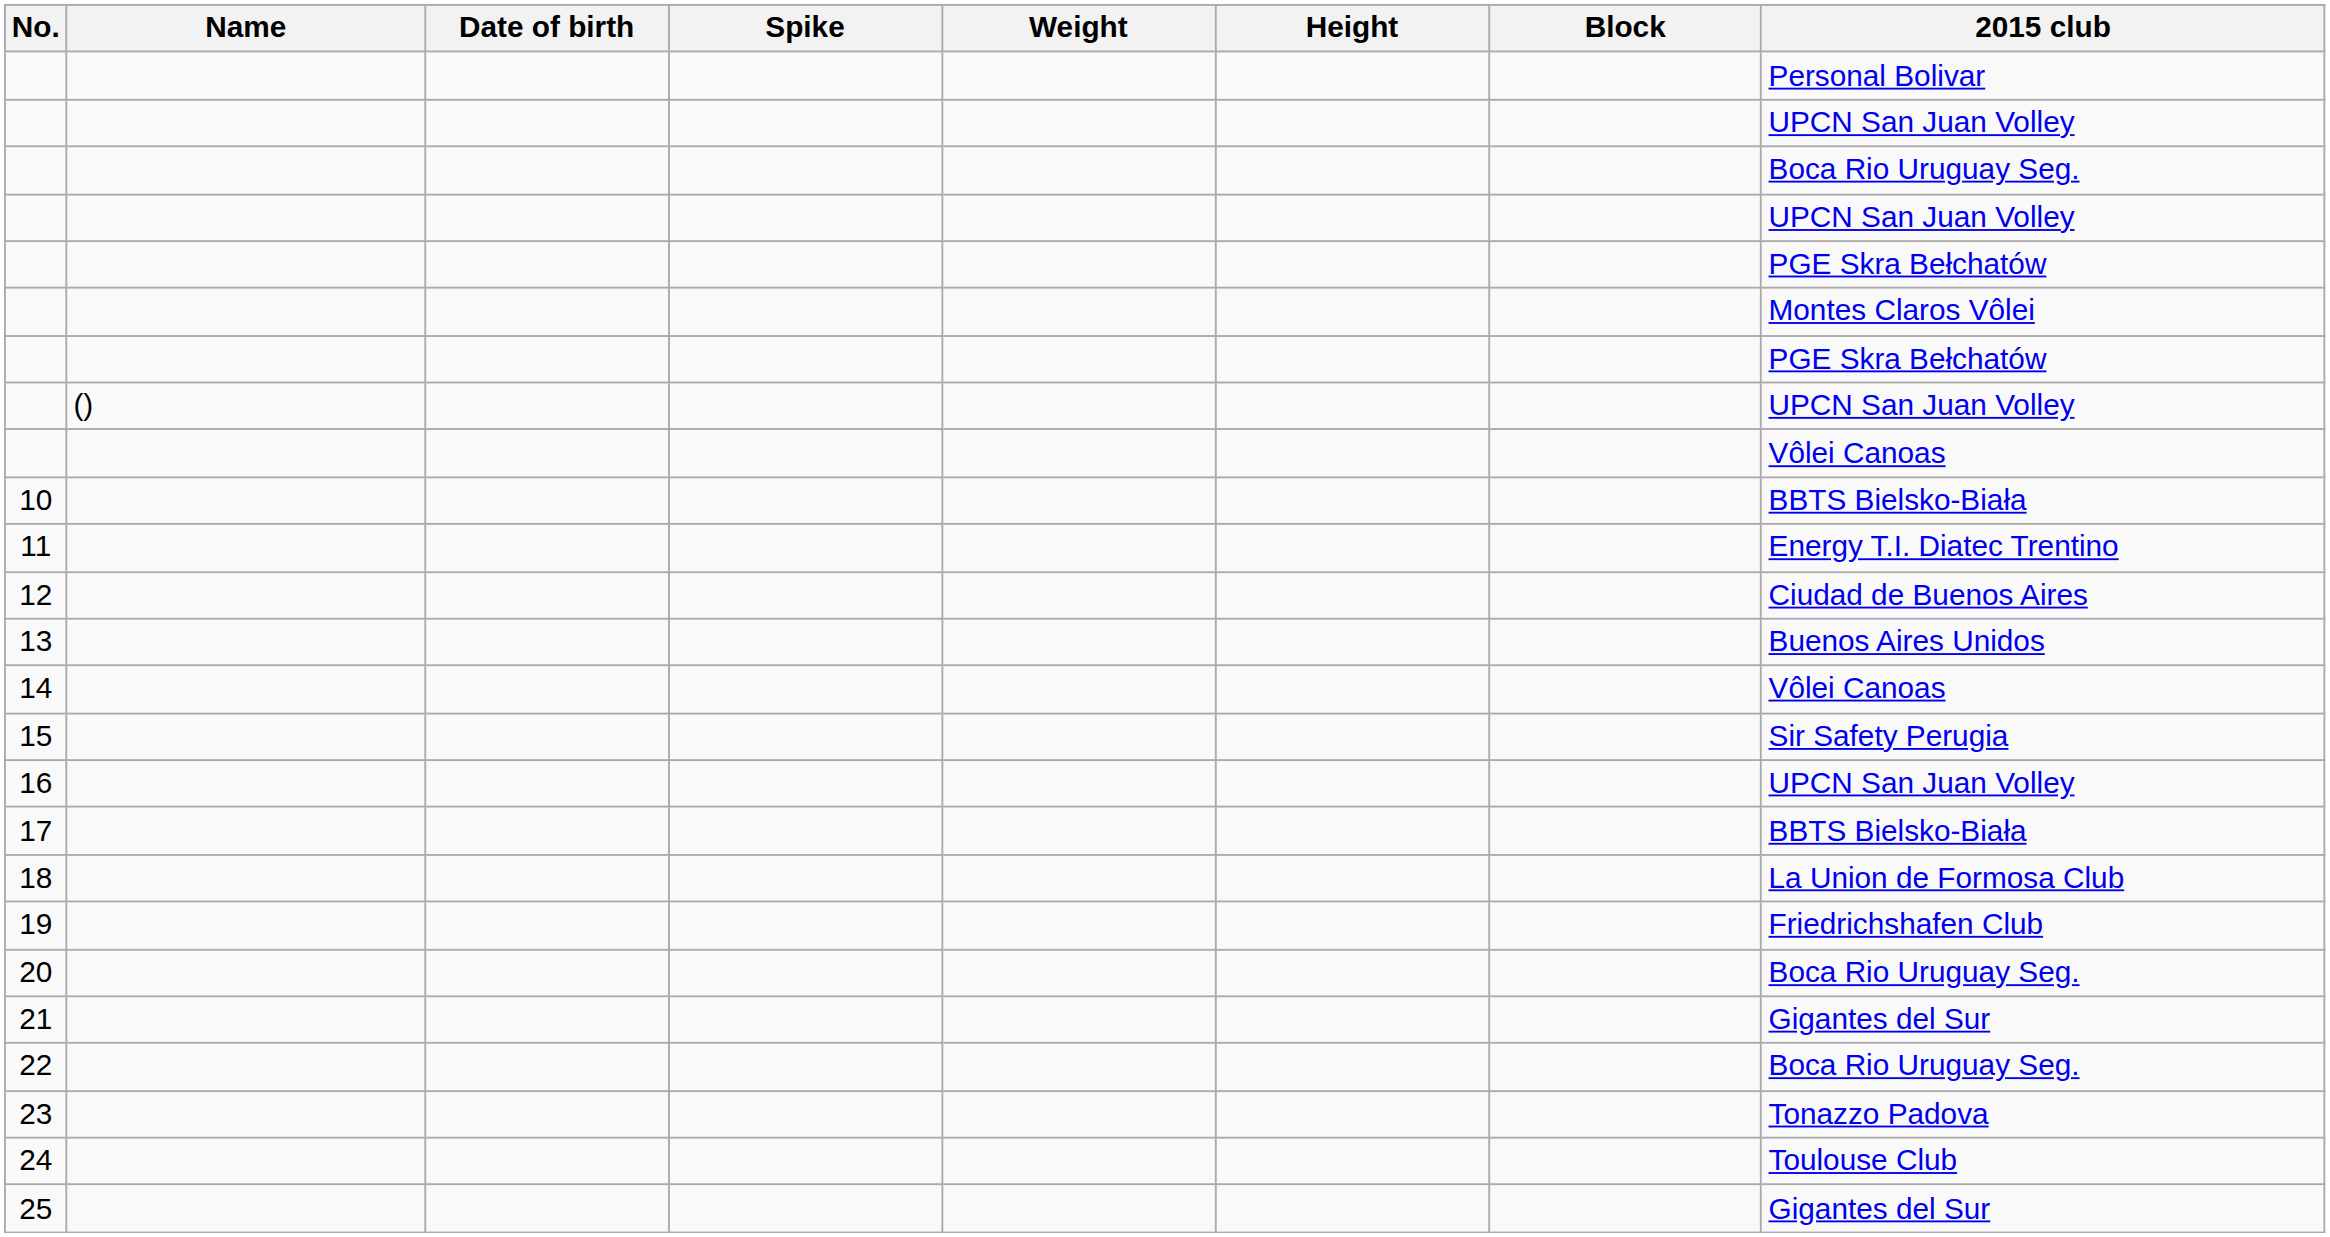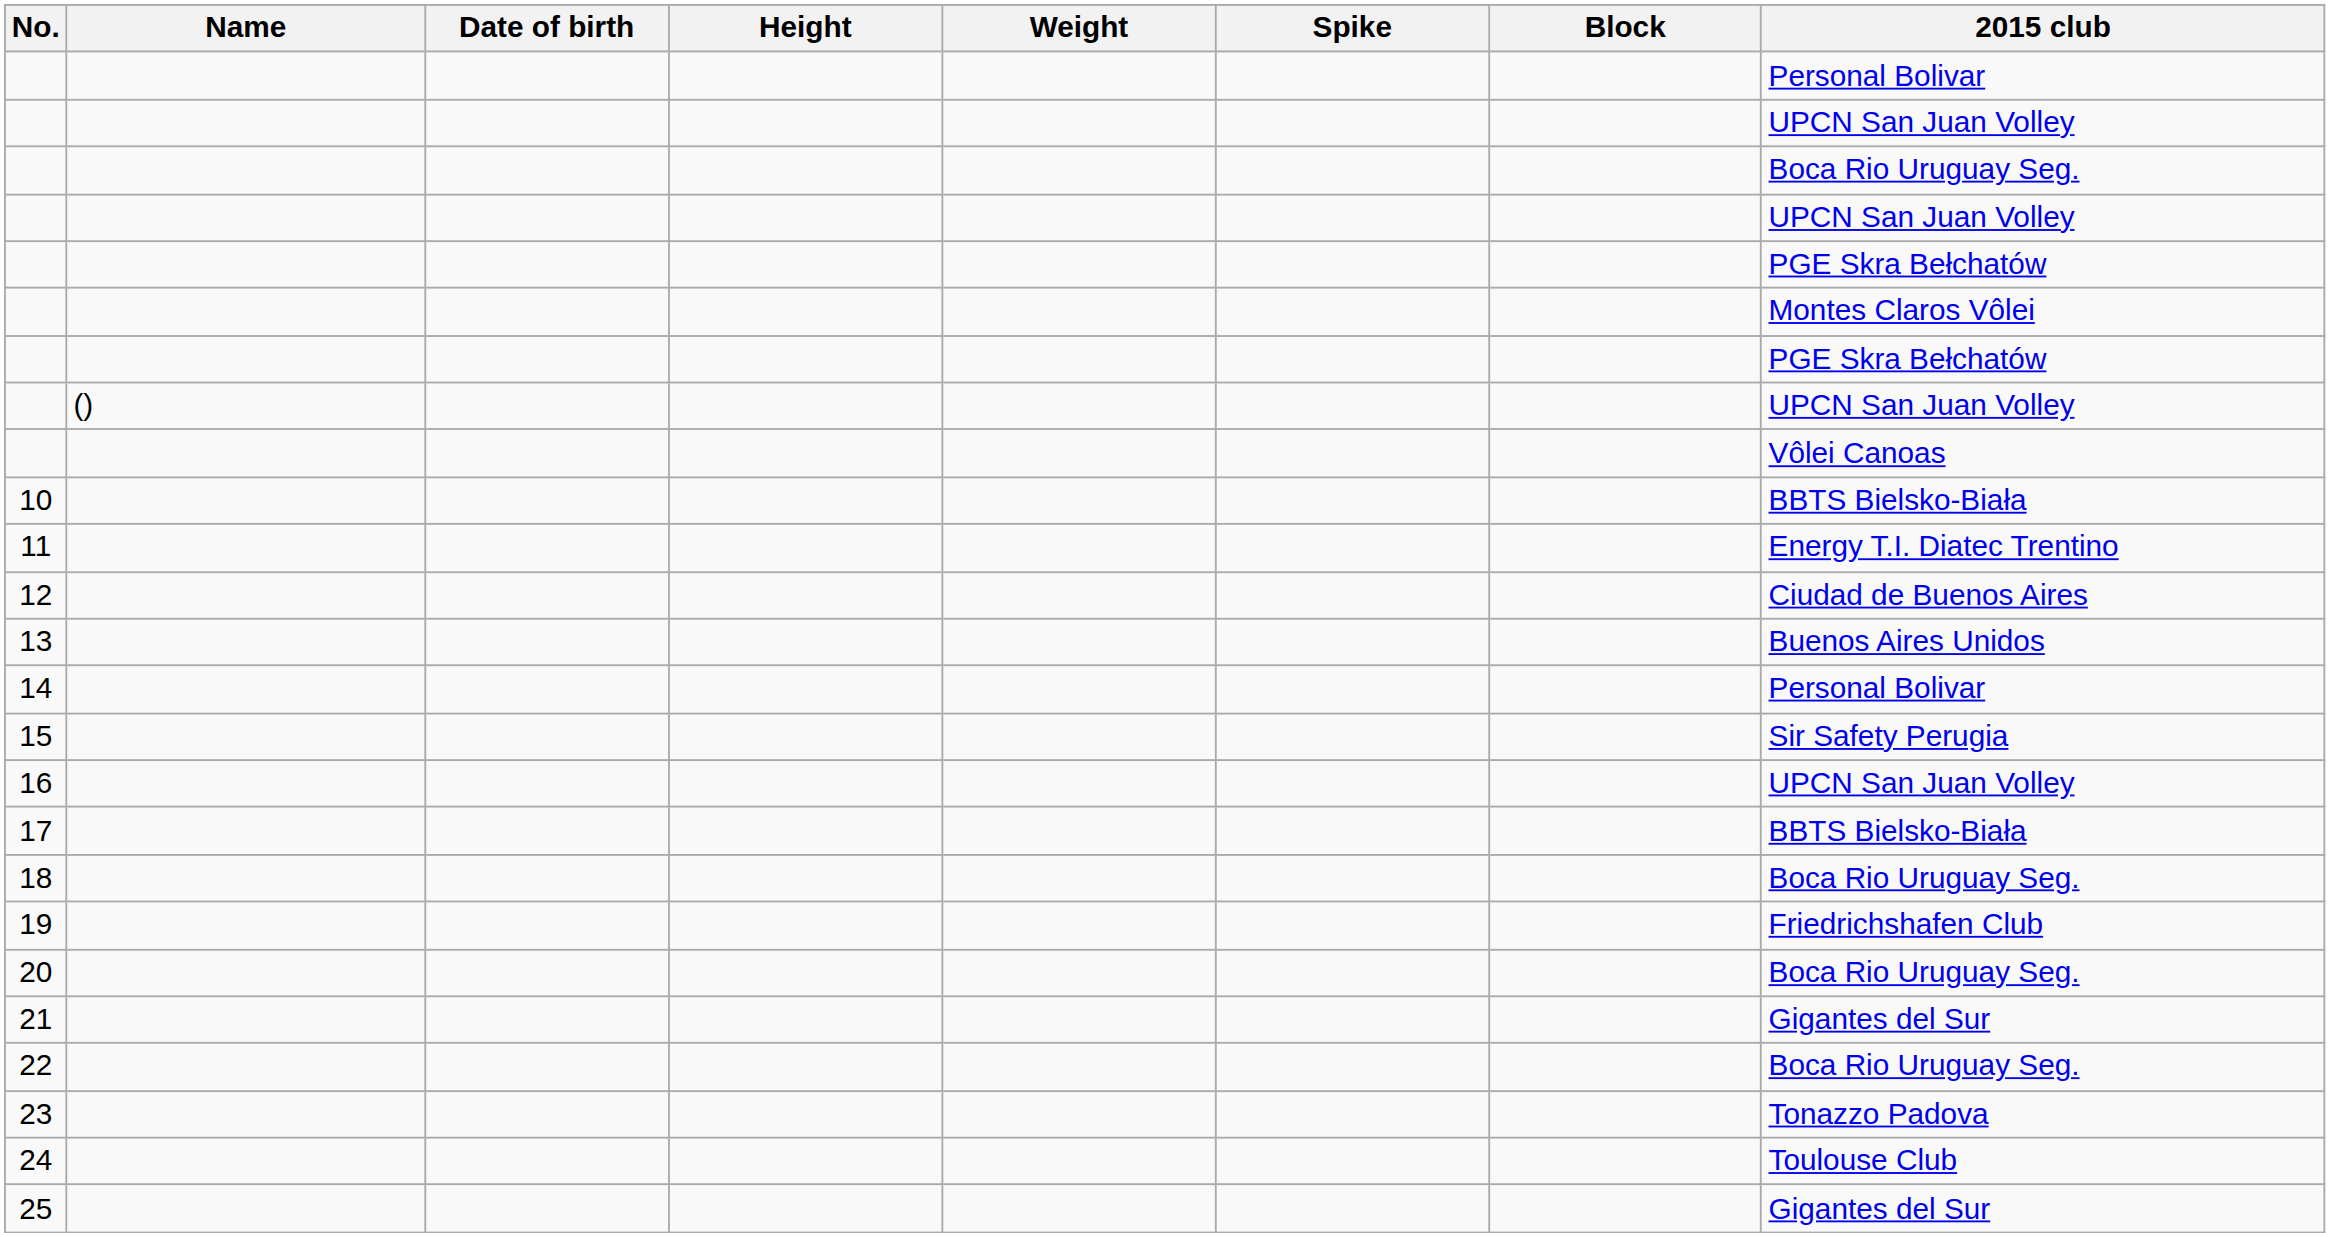columns swapped: (1352, 28) <-> (805, 28)
(1857, 688) Vôlei Canoas -> (1877, 688) Personal Bolivar
(1946, 877) La Union de Formosa Club -> (1924, 877) Boca Rio Uruguay Seg.
